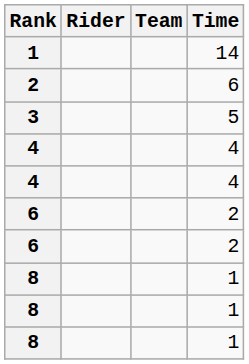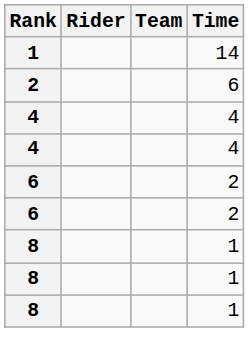- row: (33, 117)
